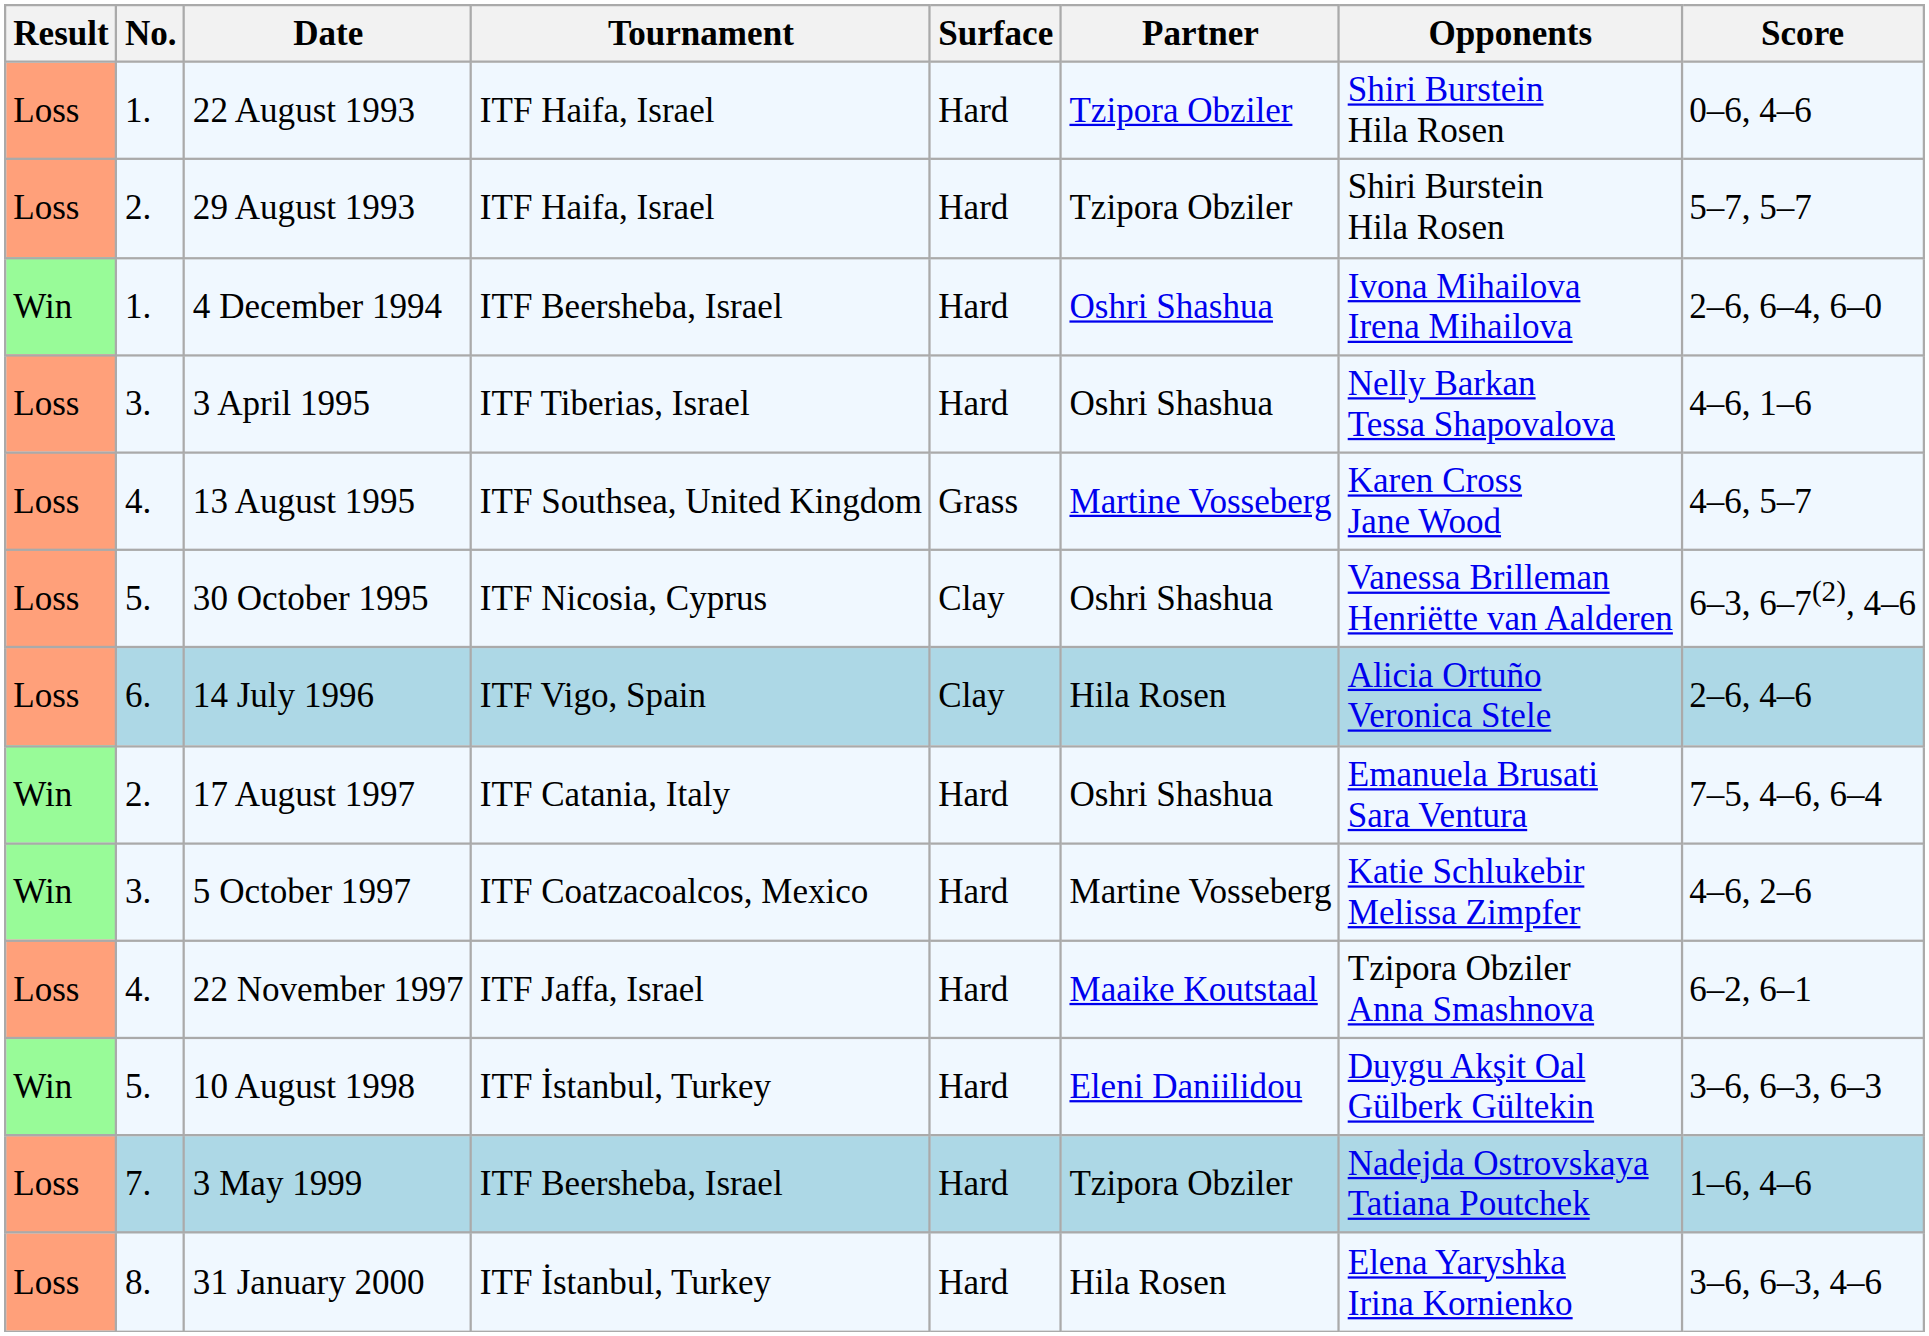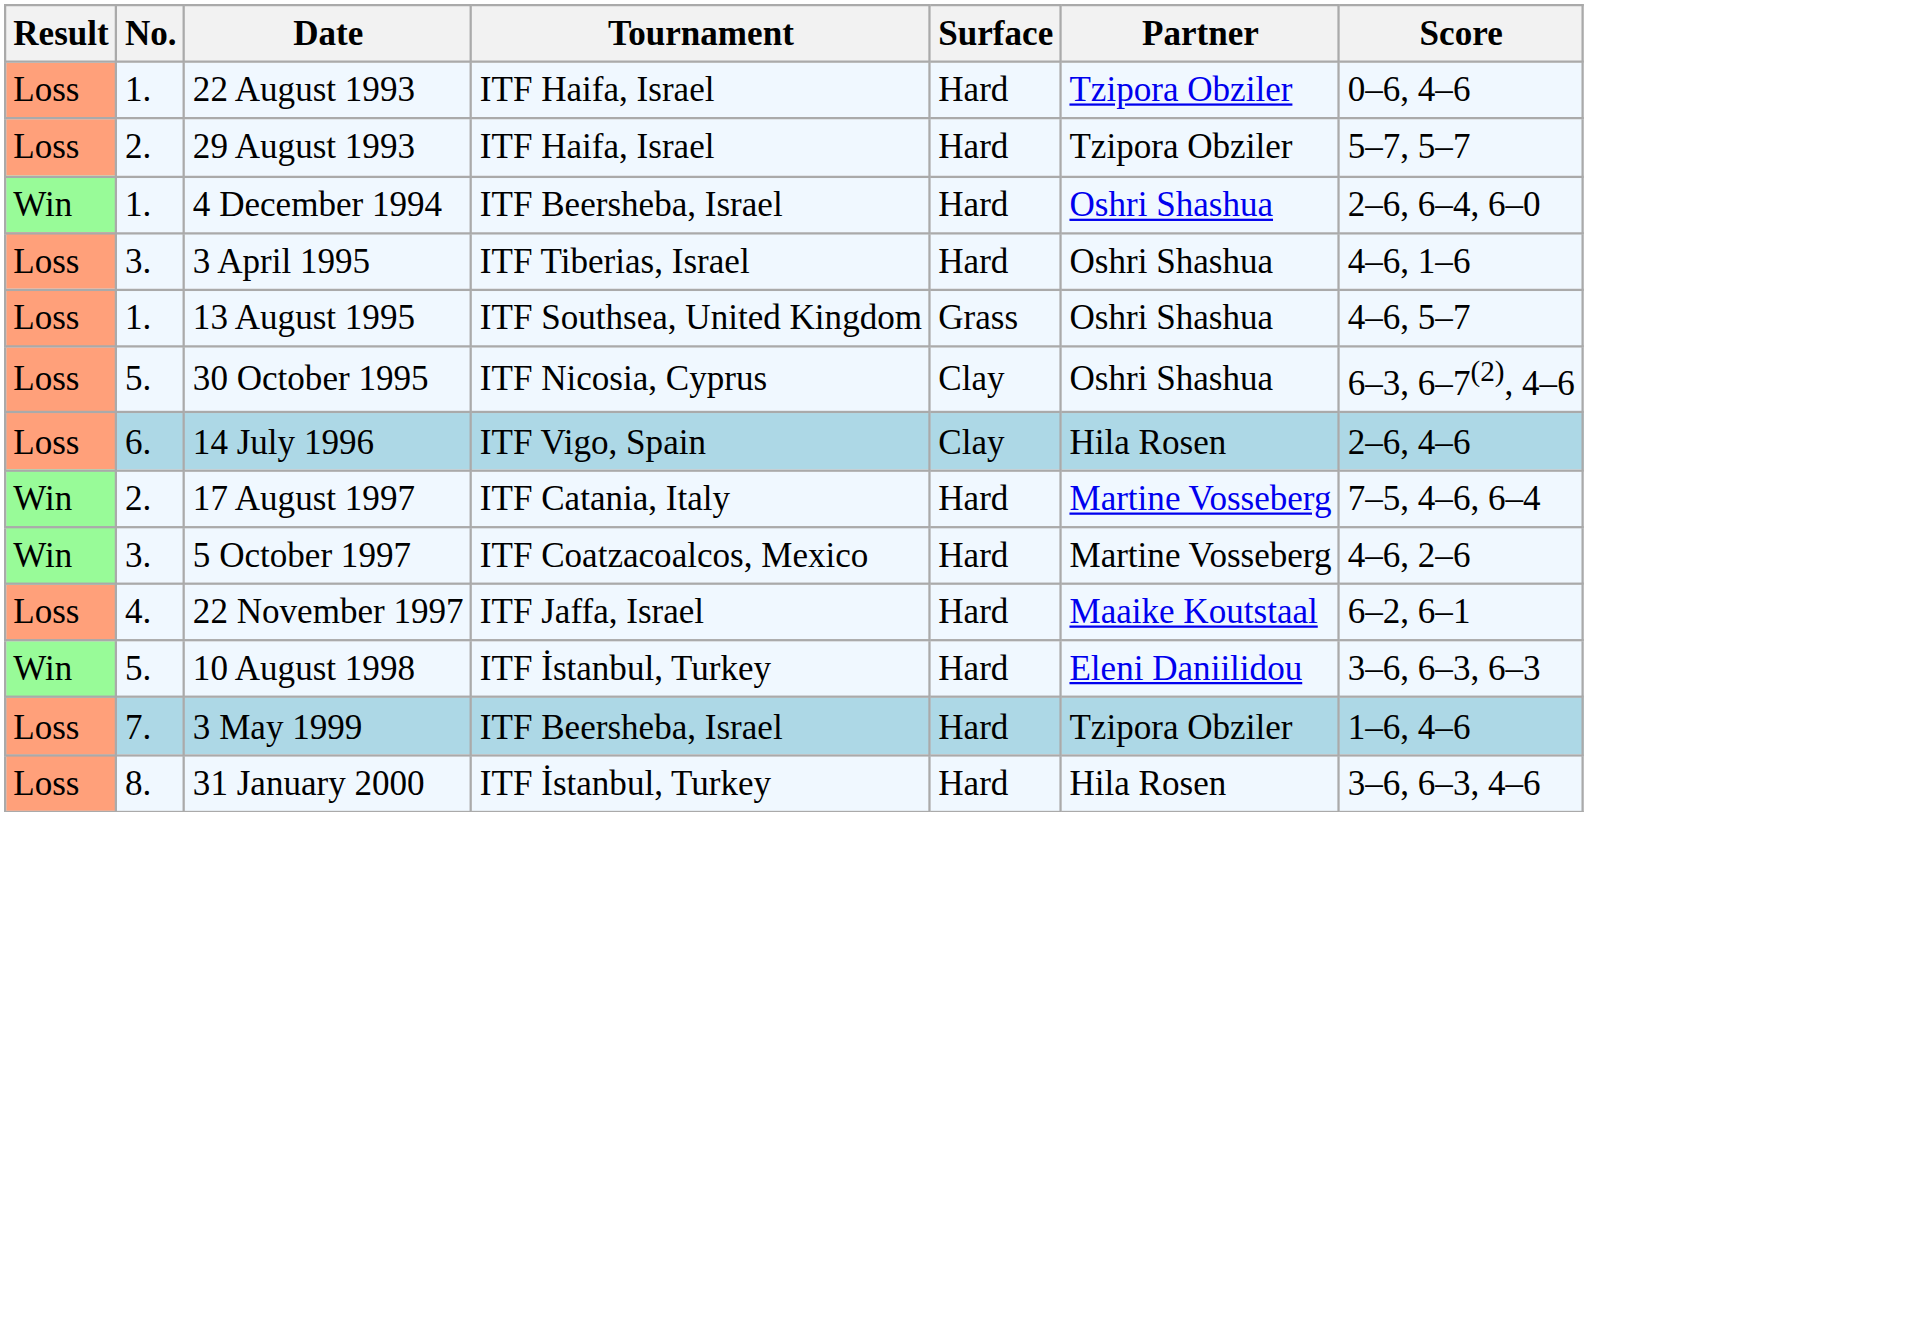- column: (1510, 32)
(138, 500) 4. -> (138, 317) 1.
(1200, 500) Martine Vosseberg -> (1171, 317) Oshri Shashua
(1171, 792) Oshri Shashua -> (1200, 497) Martine Vosseberg
